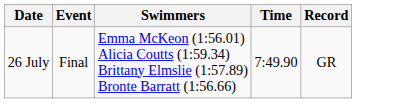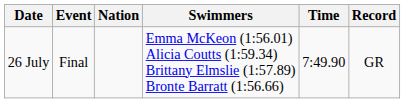+ column: (119, 15)
